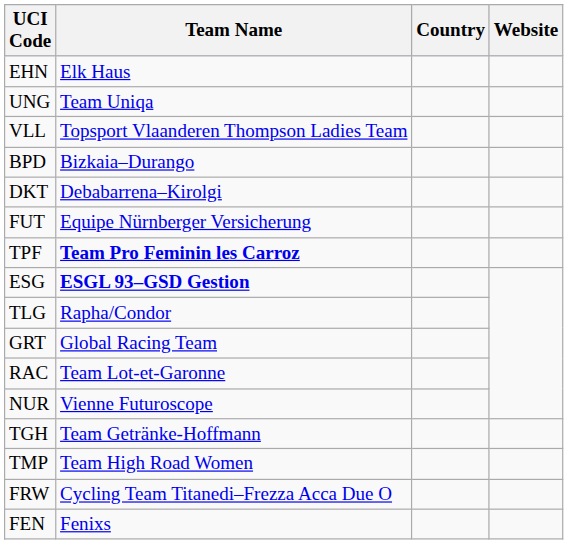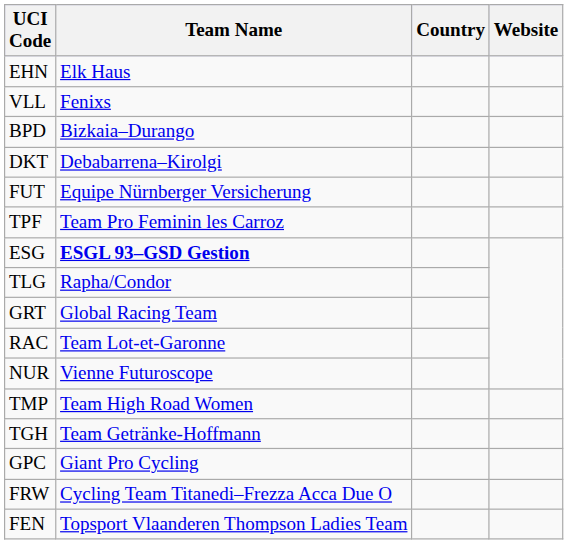- row: (30, 101)
(234, 131) Topsport Vlaanderen Thompson Ladies Team -> (85, 101) Fenixs
(180, 252) bold -> (172, 222) normal
rows swapped: (29, 463) <-> (29, 433)
+ row: (28, 463)
(85, 524) Fenixs -> (234, 524) Topsport Vlaanderen Thompson Ladies Team
